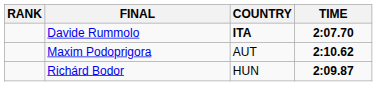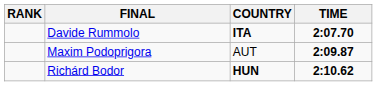(333, 52) 2:10.62 -> (333, 52) 2:09.87
(246, 71) normal -> (246, 71) bold
(333, 71) 2:09.87 -> (333, 71) 2:10.62
